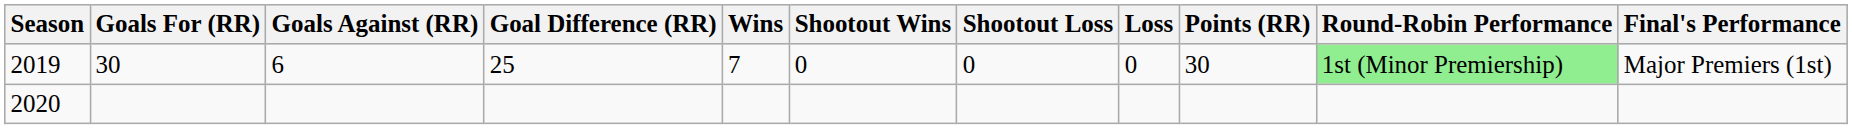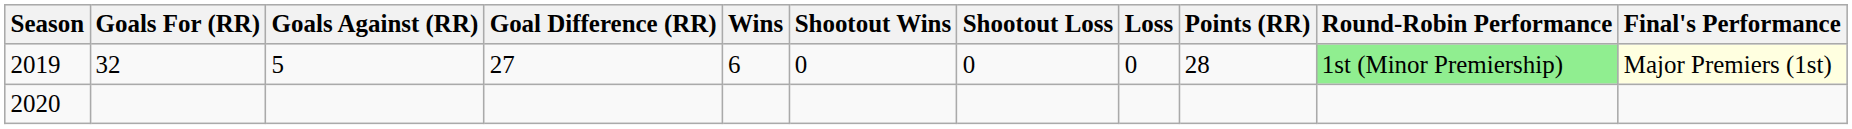(108, 63) 30 -> (108, 63) 32
(278, 63) 6 -> (278, 63) 5
(502, 63) 25 -> (502, 63) 27
(734, 63) 7 -> (734, 63) 6
(1197, 63) 30 -> (1197, 63) 28
(1728, 63) no background -> (1728, 63) lightyellow background
